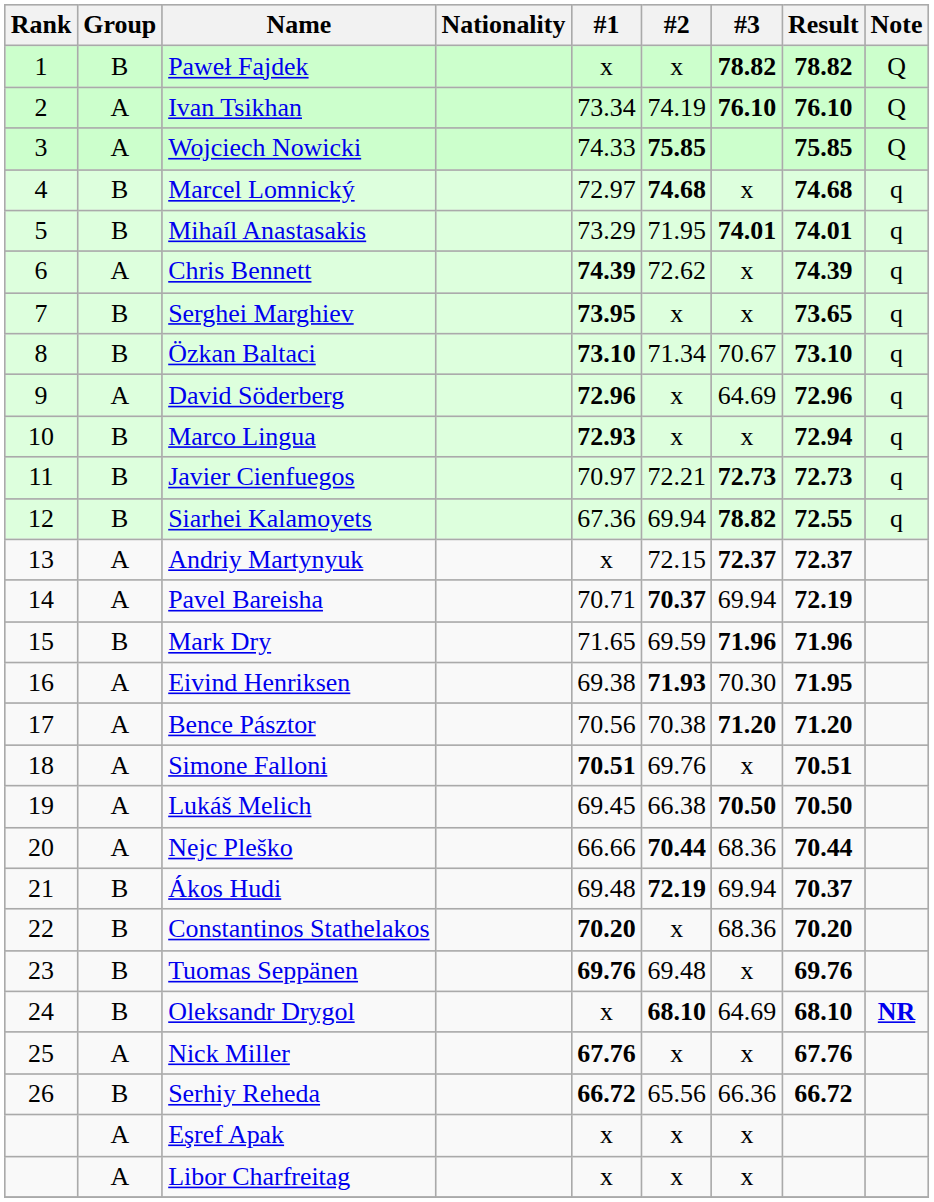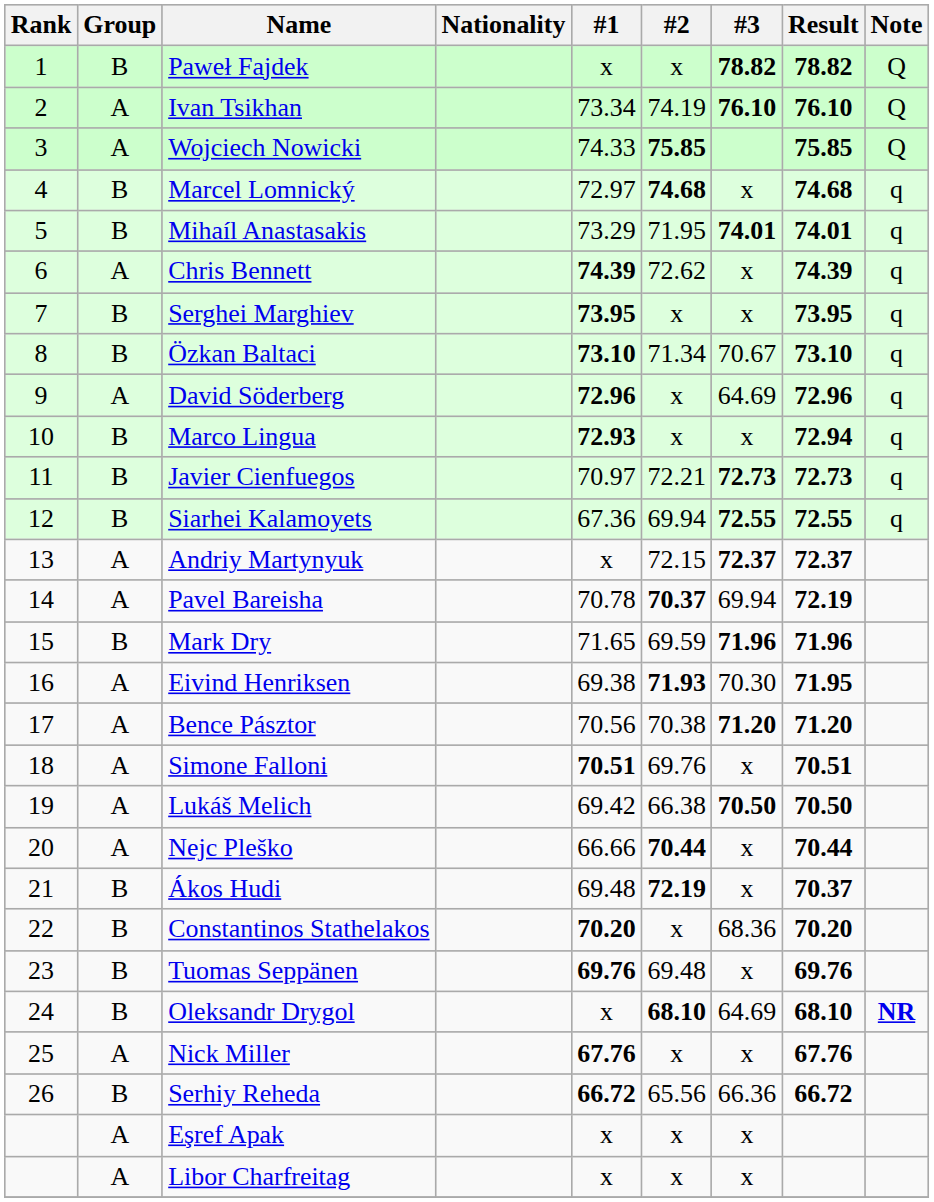(823, 312) 73.65 -> (823, 312) 73.95
(747, 518) 78.82 -> (747, 518) 72.55
(606, 600) 70.71 -> (606, 600) 70.78
(606, 806) 69.45 -> (606, 806) 69.42
(747, 847) 68.36 -> (747, 847) x
(747, 888) 69.94 -> (747, 888) x
